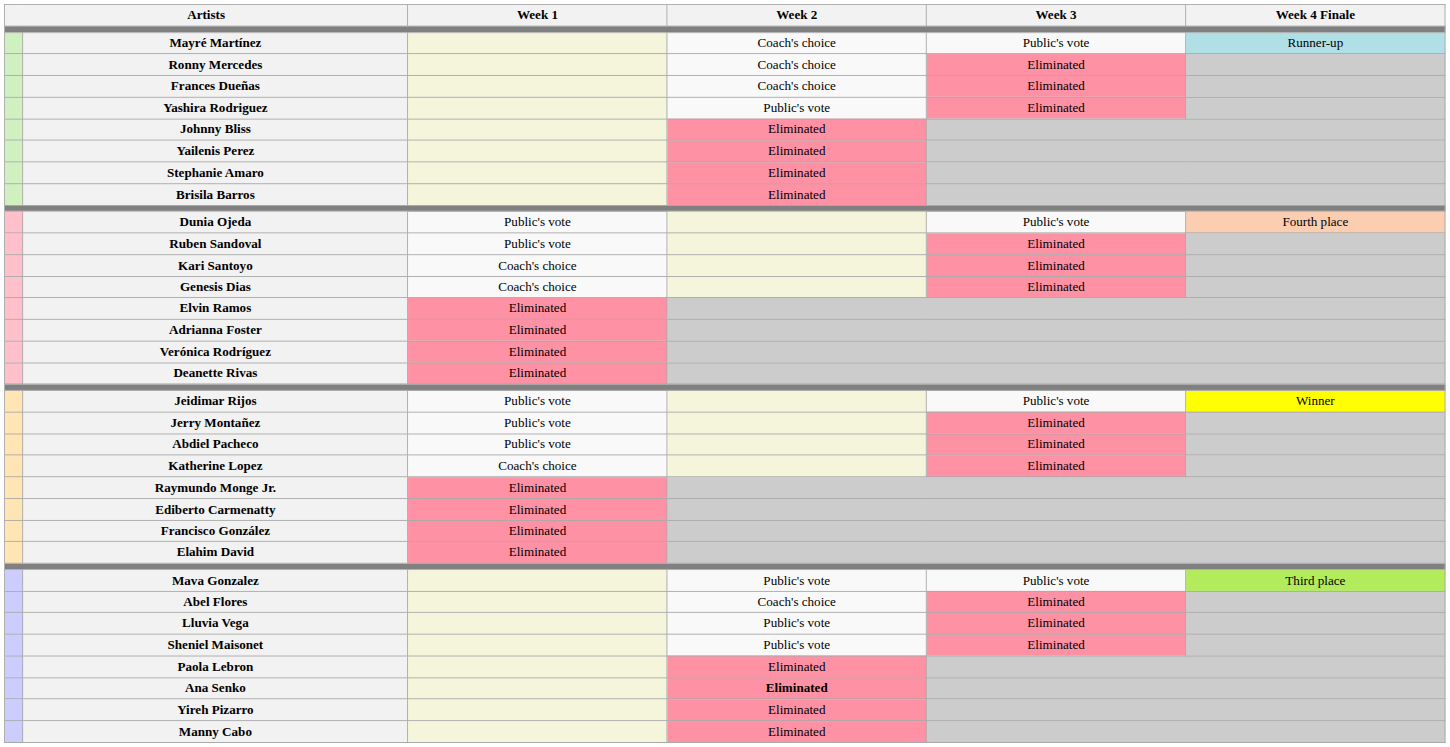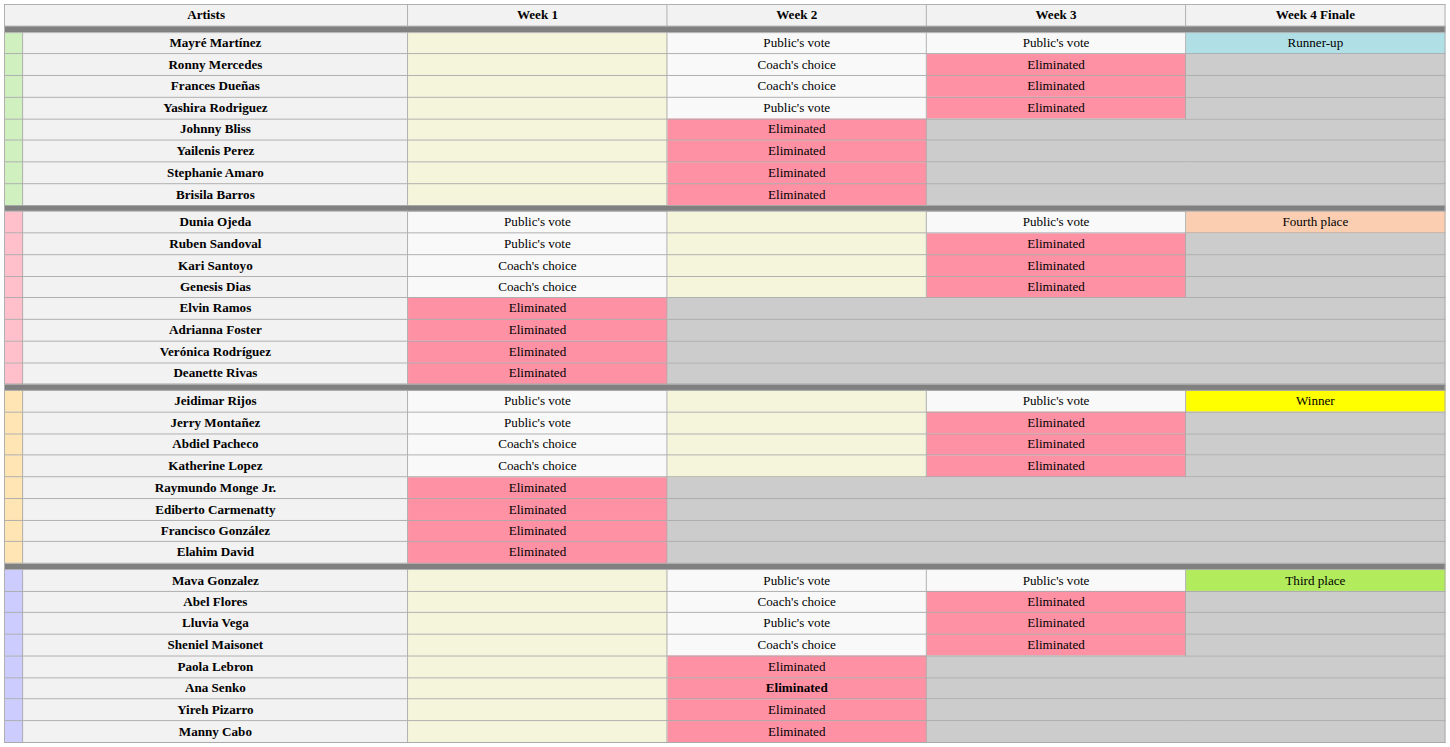(797, 43) Coach's choice -> (797, 43) Public's vote
(537, 444) Public's vote -> (537, 444) Coach's choice
(797, 645) Public's vote -> (797, 645) Coach's choice
